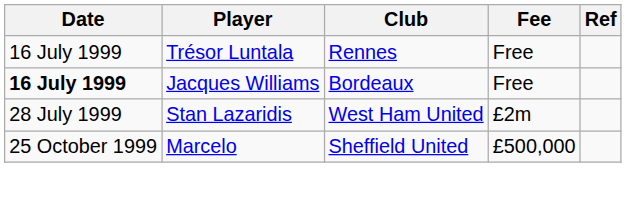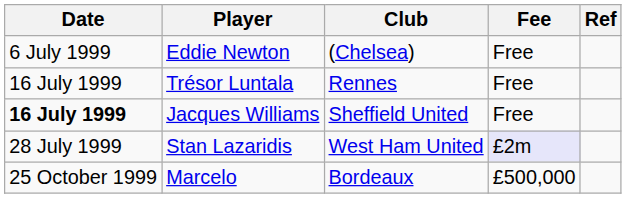+ row: (228, 51)
(371, 83) Bordeaux -> (398, 114) Sheffield United
(512, 114) no background -> (512, 146) lavender background
(398, 146) Sheffield United -> (371, 177) Bordeaux
